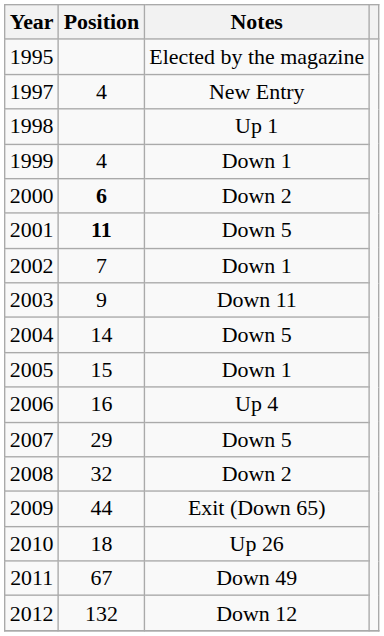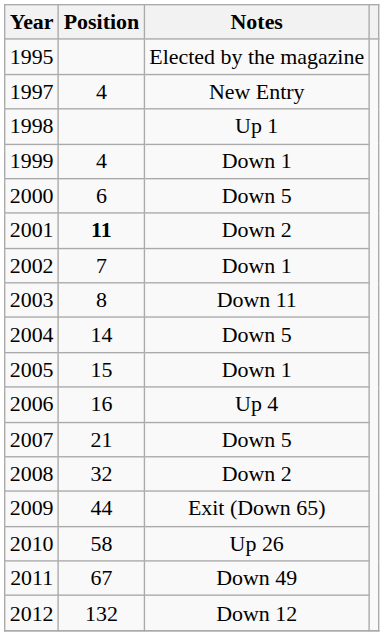(101, 195) bold -> (101, 195) normal
(257, 195) Down 2 -> (257, 195) Down 5
(257, 230) Down 5 -> (257, 230) Down 2
(101, 299) 9 -> (101, 299) 8
(101, 439) 29 -> (101, 439) 21
(101, 543) 18 -> (101, 543) 58
